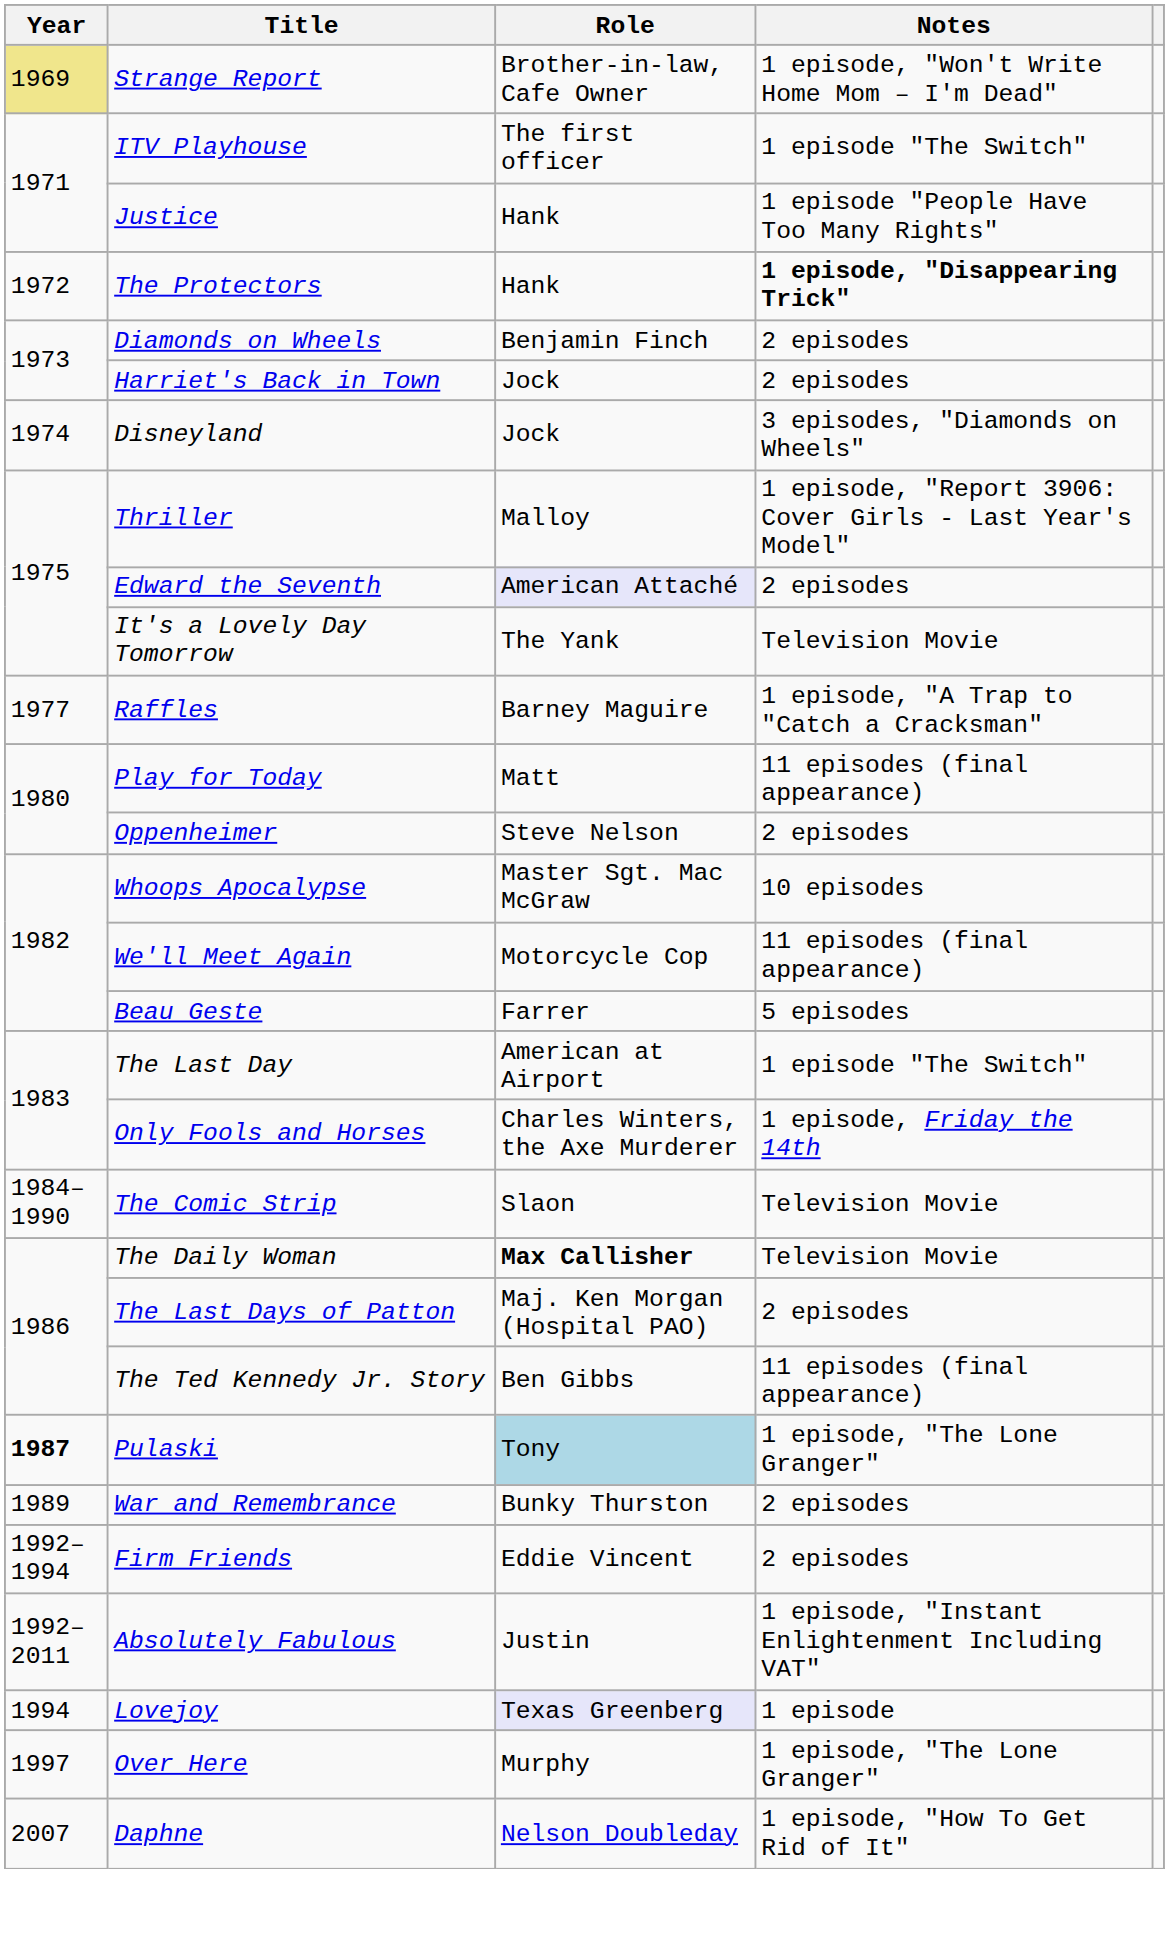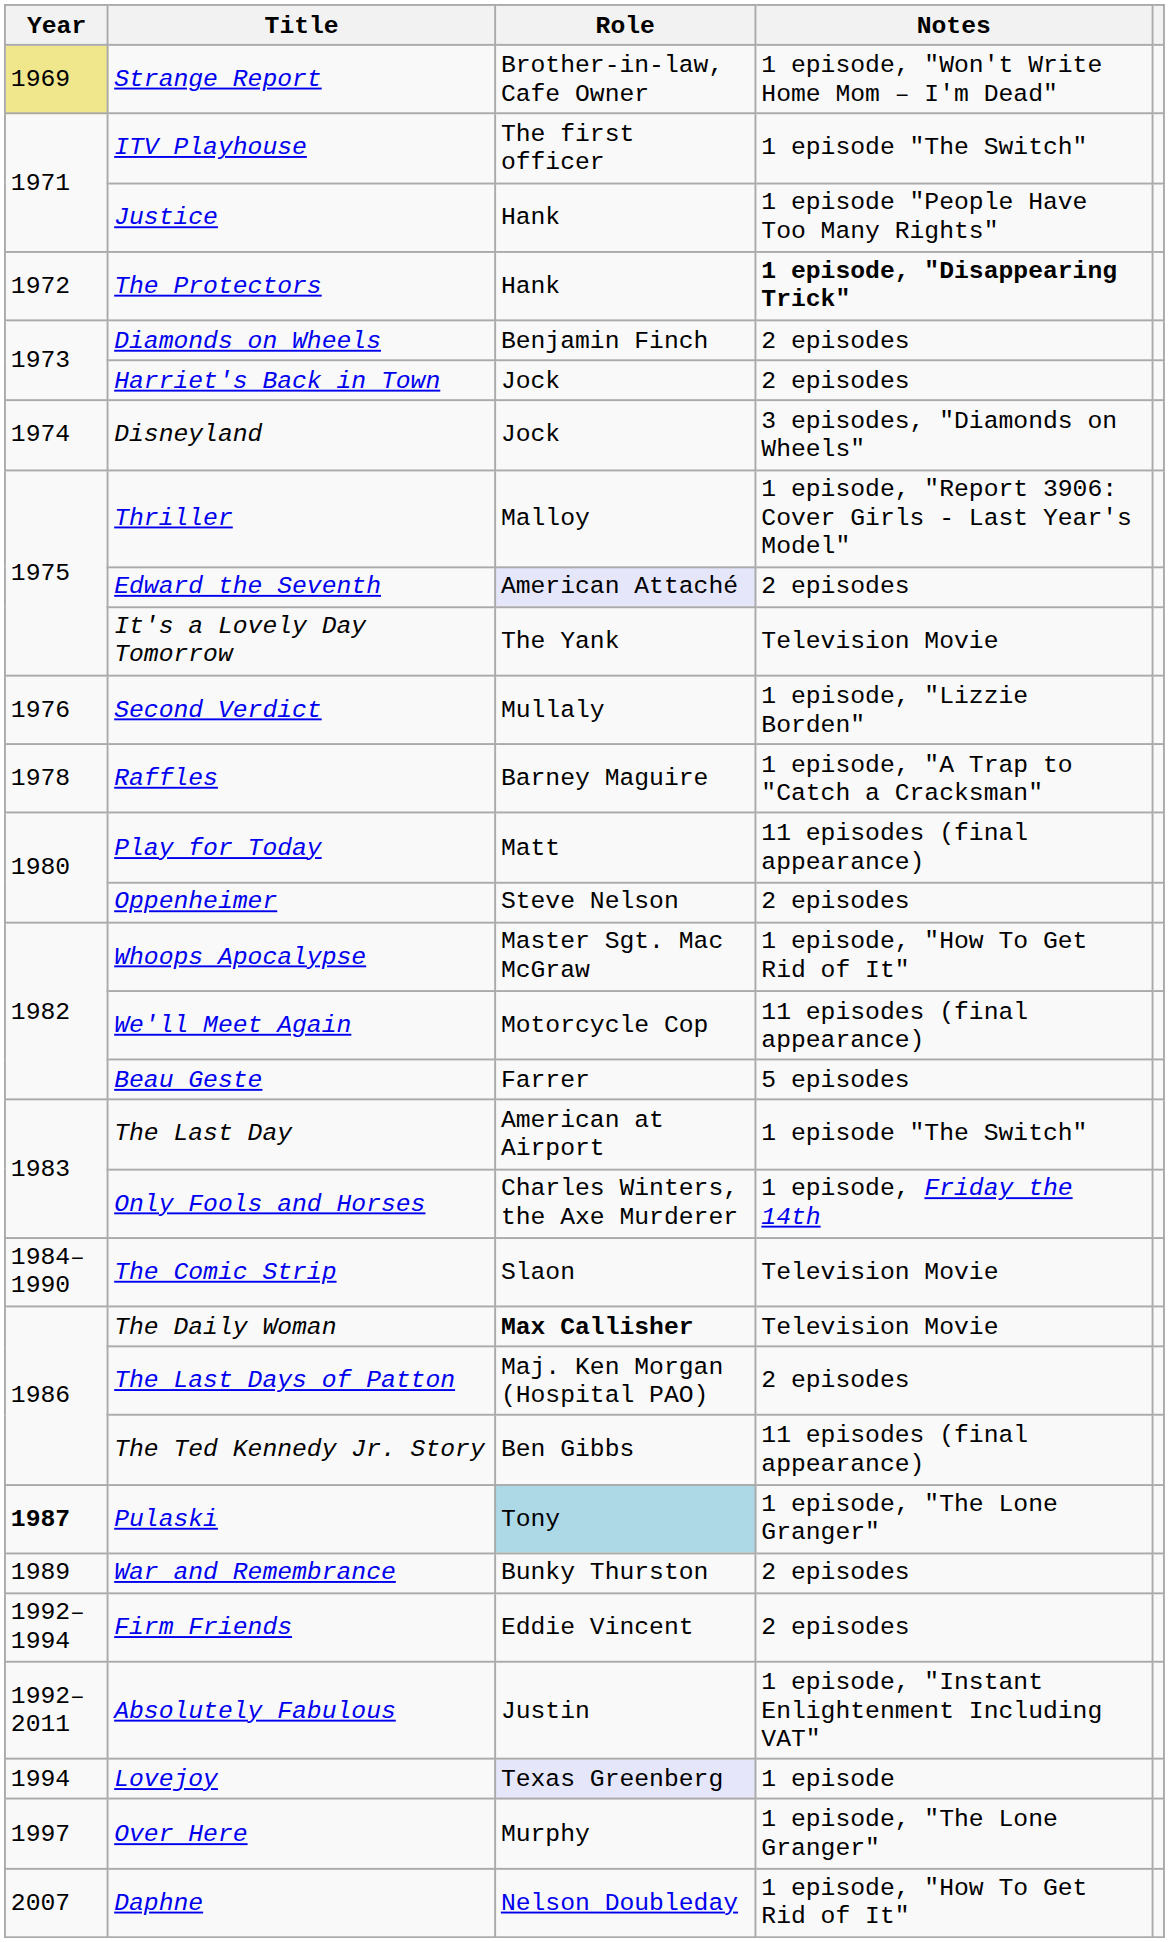+ row: (218, 710)
(40, 710) 1977 -> (40, 779) 1978
(843, 888) 10 episodes -> (924, 957) 1 episode, "How To Get Rid of It"
